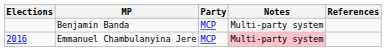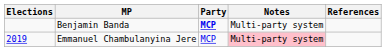(208, 25) normal -> (208, 25) bold
(17, 39) 2016 -> (17, 39) 2019
